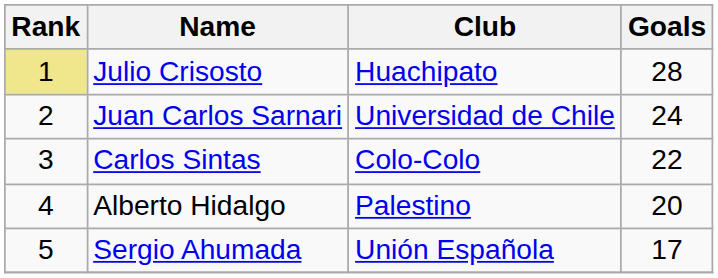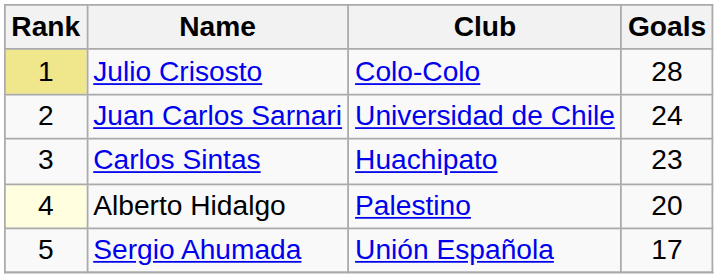(426, 71) Huachipato -> (418, 71) Colo-Colo
(418, 160) Colo-Colo -> (426, 160) Huachipato
(667, 160) 22 -> (667, 160) 23
(46, 205) no background -> (46, 205) lightyellow background
